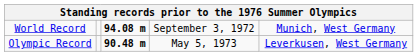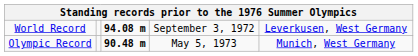(336, 28) Munich, West Germany -> (336, 28) Leverkusen, West Germany
(336, 44) Leverkusen, West Germany -> (336, 44) Munich, West Germany
